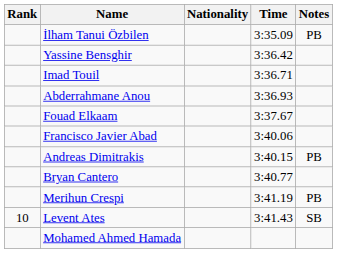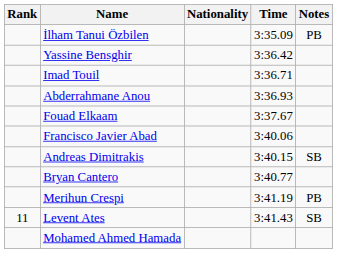(314, 156) PB -> (314, 156) SB
(22, 217) 10 -> (22, 217) 11
